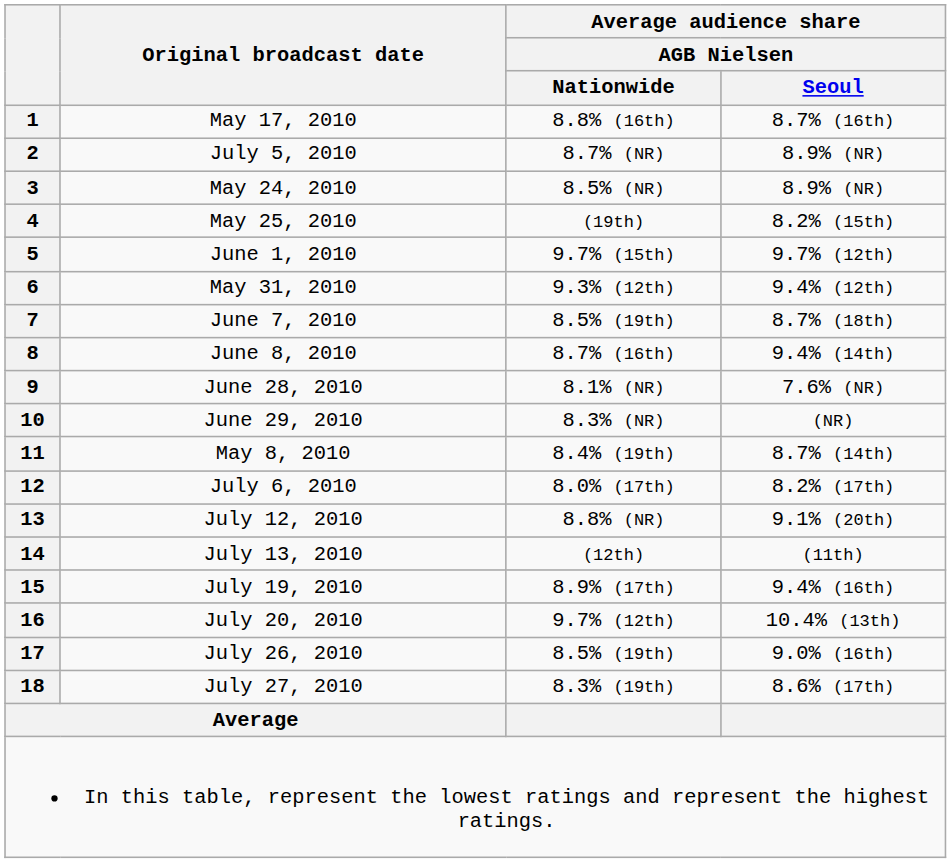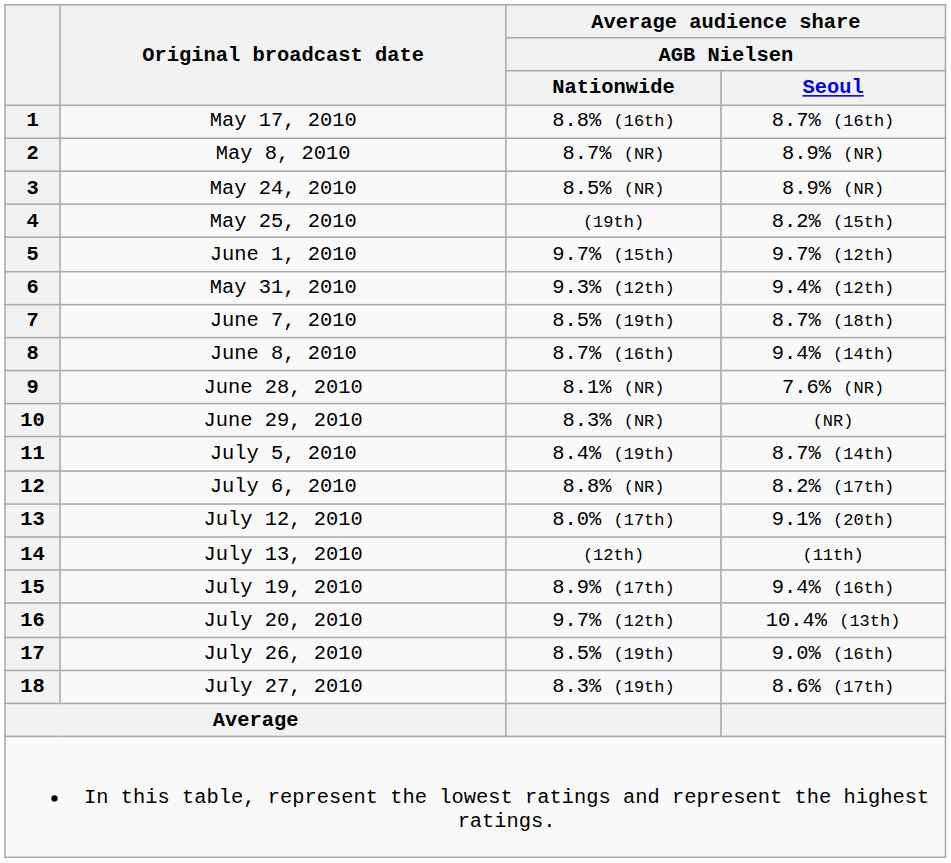(283, 154) July 5, 2010 -> (283, 154) May 8, 2010
(283, 454) May 8, 2010 -> (283, 454) July 5, 2010
(613, 487) 8.0% (17th) -> (613, 487) 8.8% (NR)
(613, 520) 8.8% (NR) -> (613, 520) 8.0% (17th)
